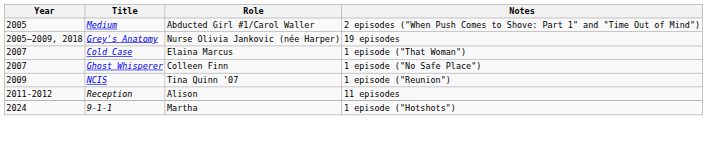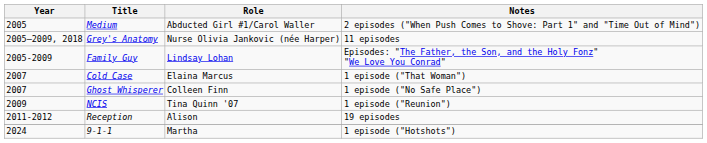(372, 39) 19 episodes -> (372, 39) 11 episodes
+ row: (112, 57)
(372, 94) 11 episodes -> (372, 117) 19 episodes
